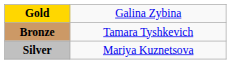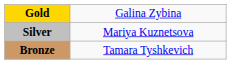rows swapped: (37, 50) <-> (37, 31)
